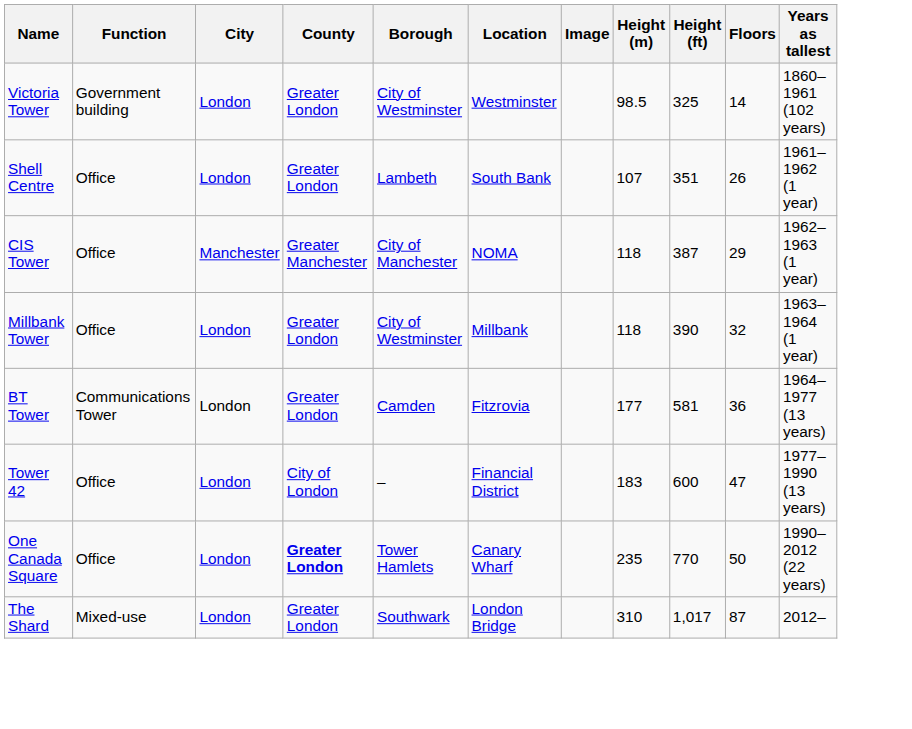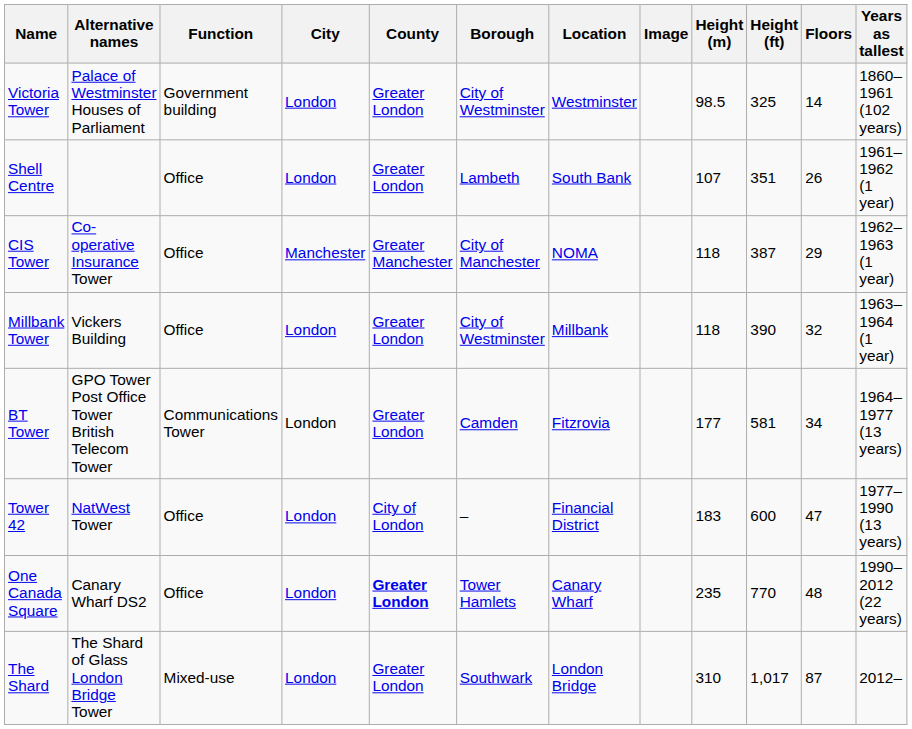+ column: (114, 33)
(738, 406) 36 -> (814, 423) 34
(738, 558) 50 -> (814, 593) 48
